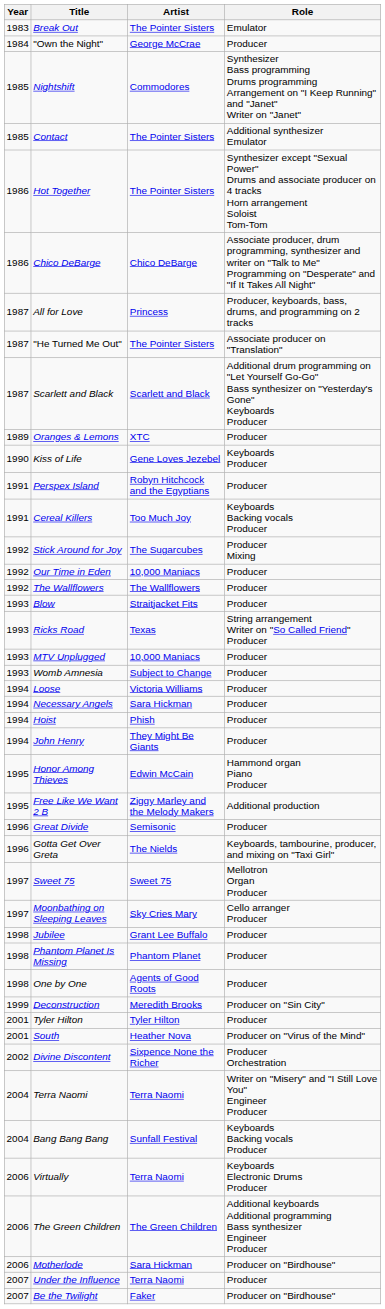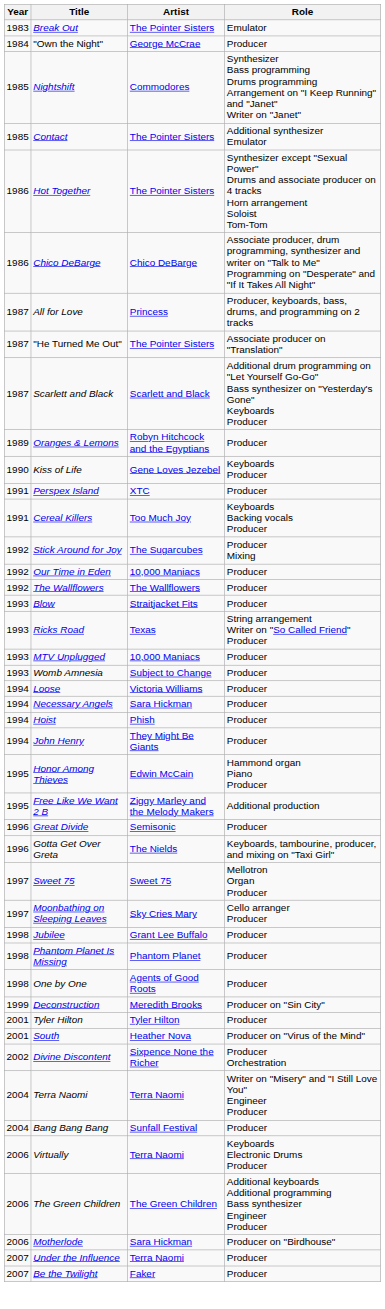(140, 437) XTC -> (170, 443) Robyn Hitchcock and the Egyptians
(170, 485) Robyn Hitchcock and the Egyptians -> (140, 491) XTC
(260, 1139) Keyboards Backing vocals Producer -> (247, 1128) Producer
(281, 1296) Producer on "Birdhouse" -> (247, 1273) Producer
